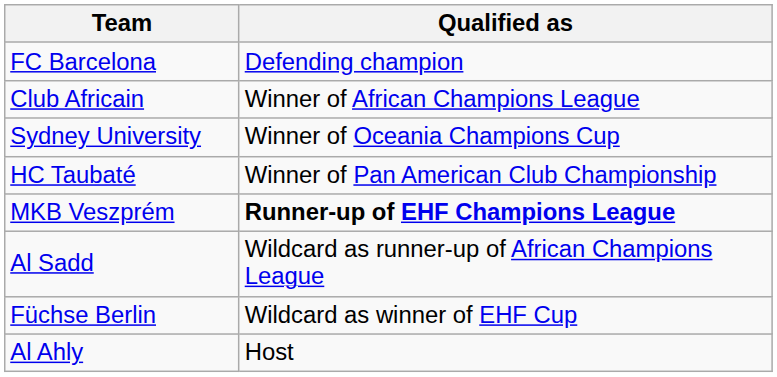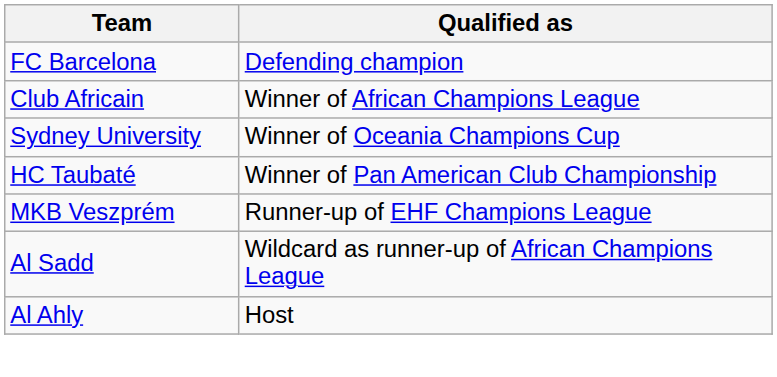(460, 212) bold -> (448, 212) normal
- row: (83, 314)
